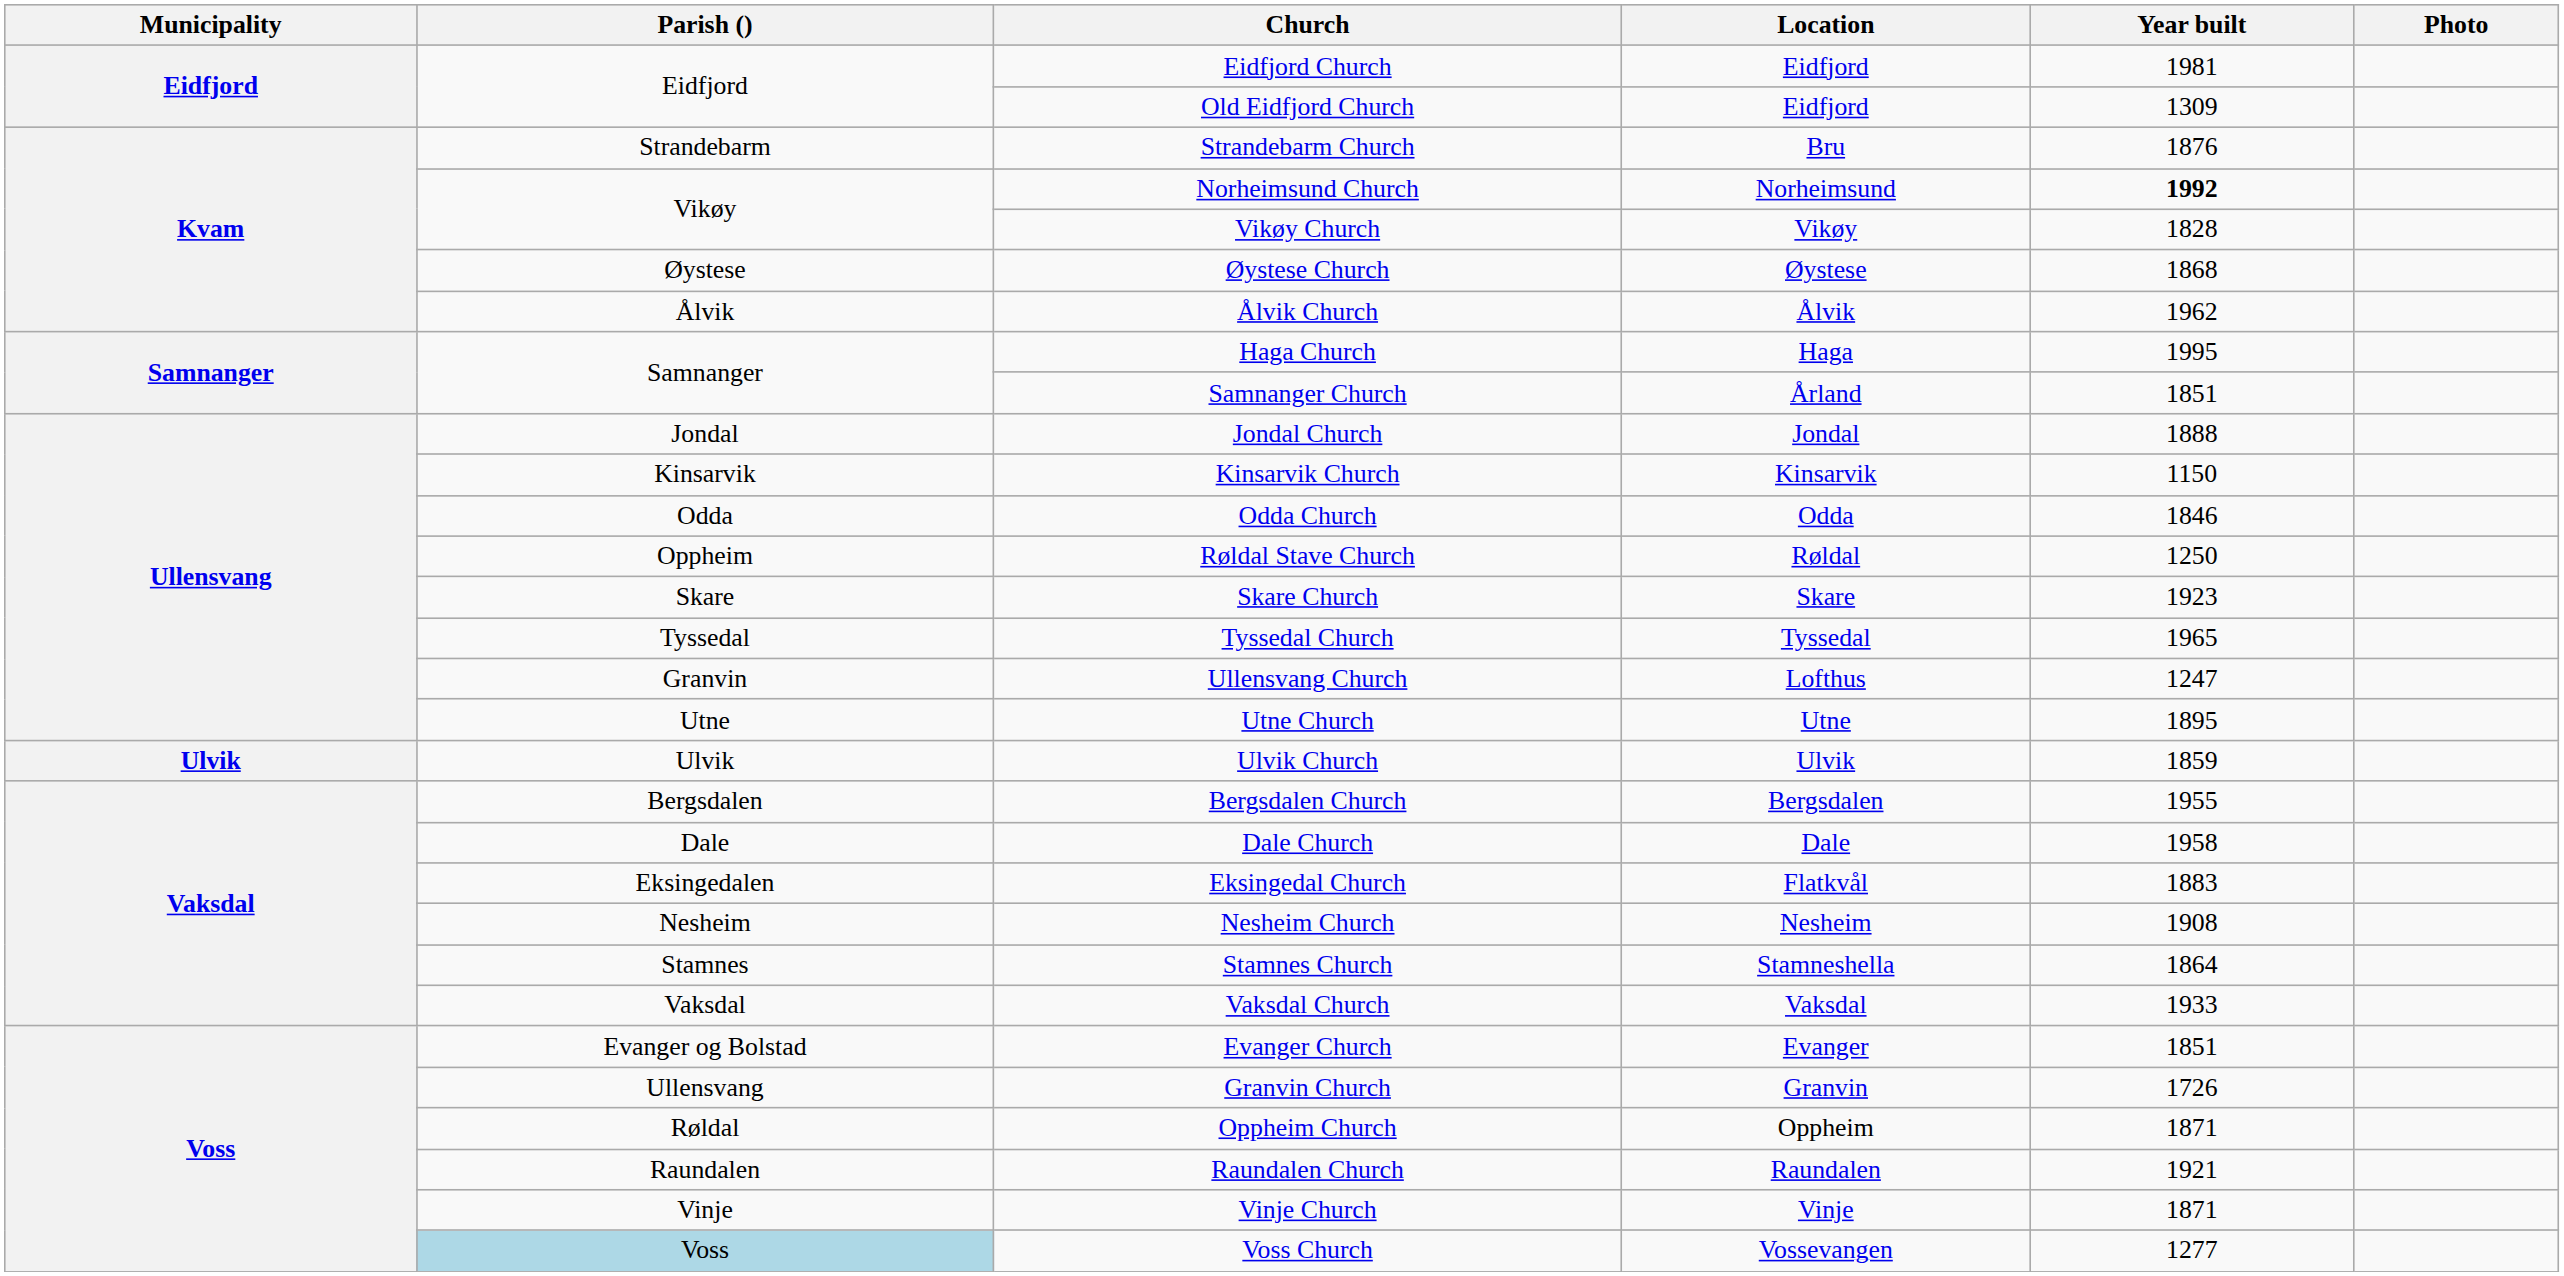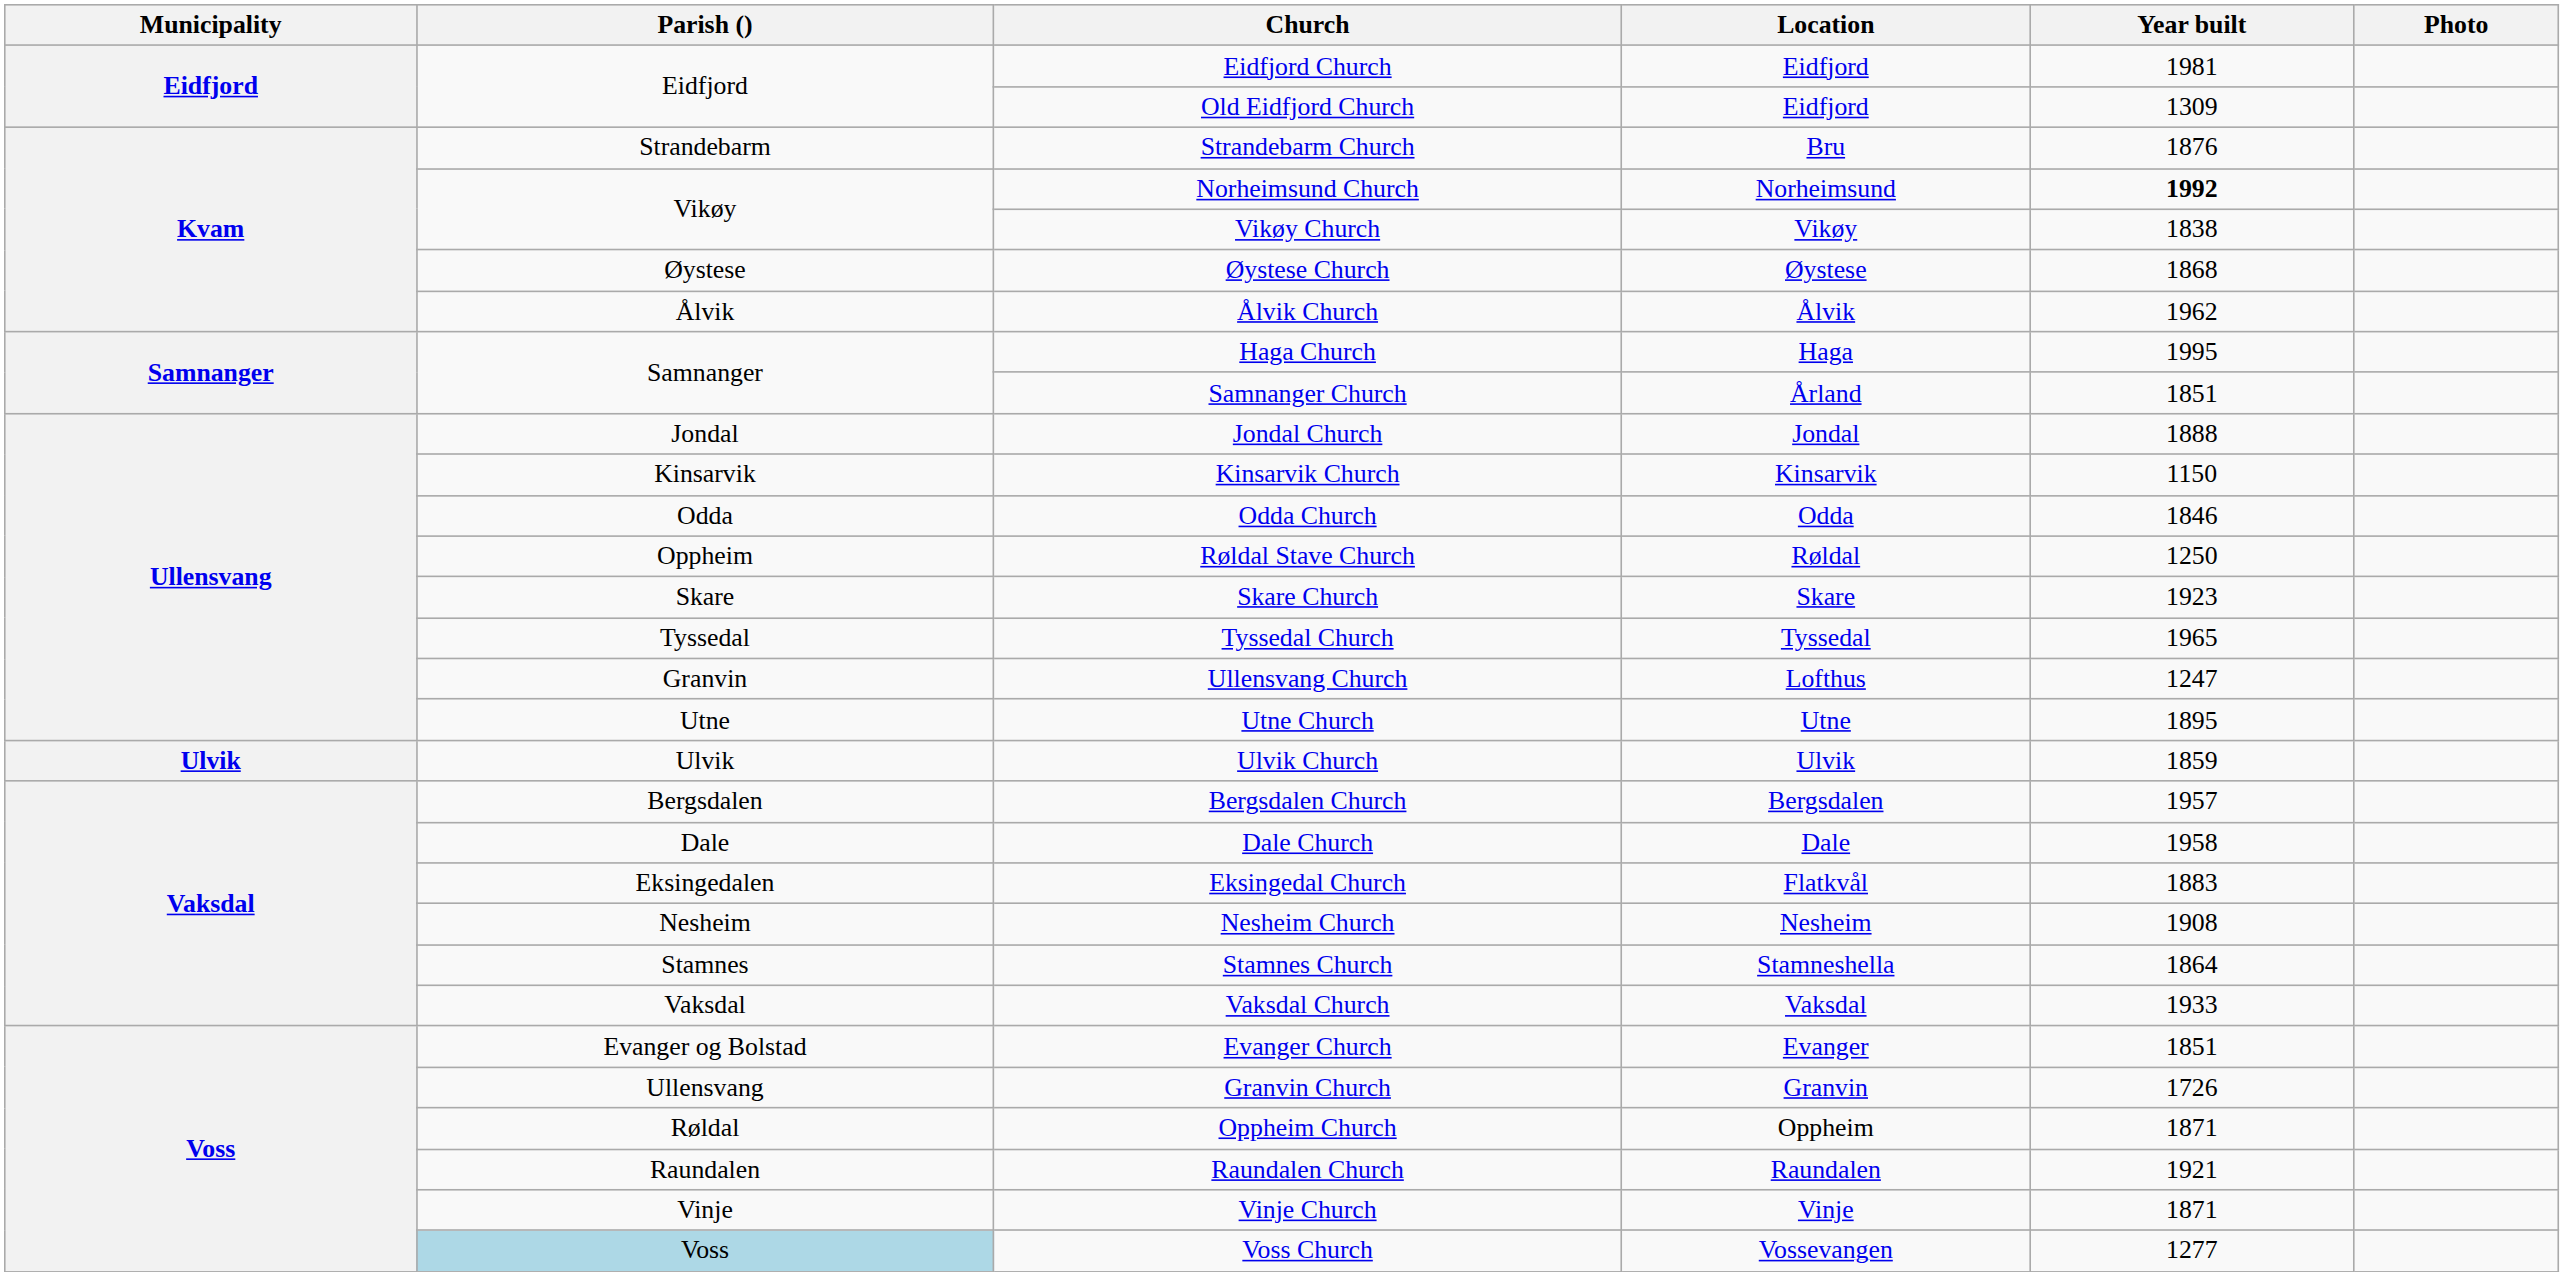(2192, 229) 1828 -> (2192, 229) 1838
(2192, 801) 1955 -> (2192, 801) 1957
